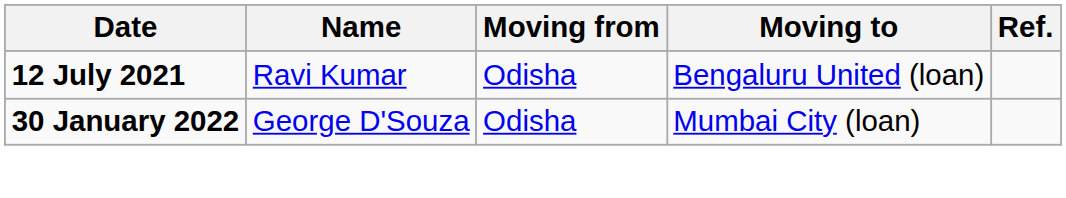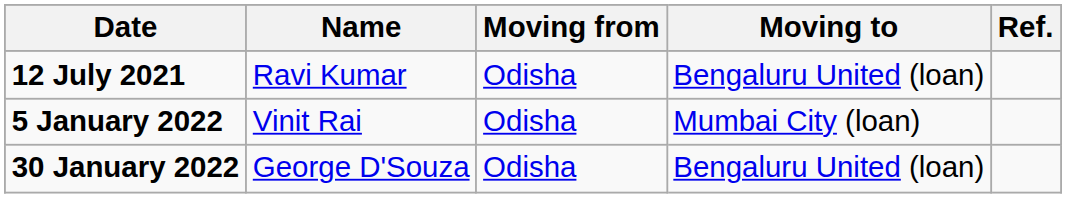+ row: (117, 121)
(797, 121) Mumbai City (loan) -> (829, 167) Bengaluru United (loan)
